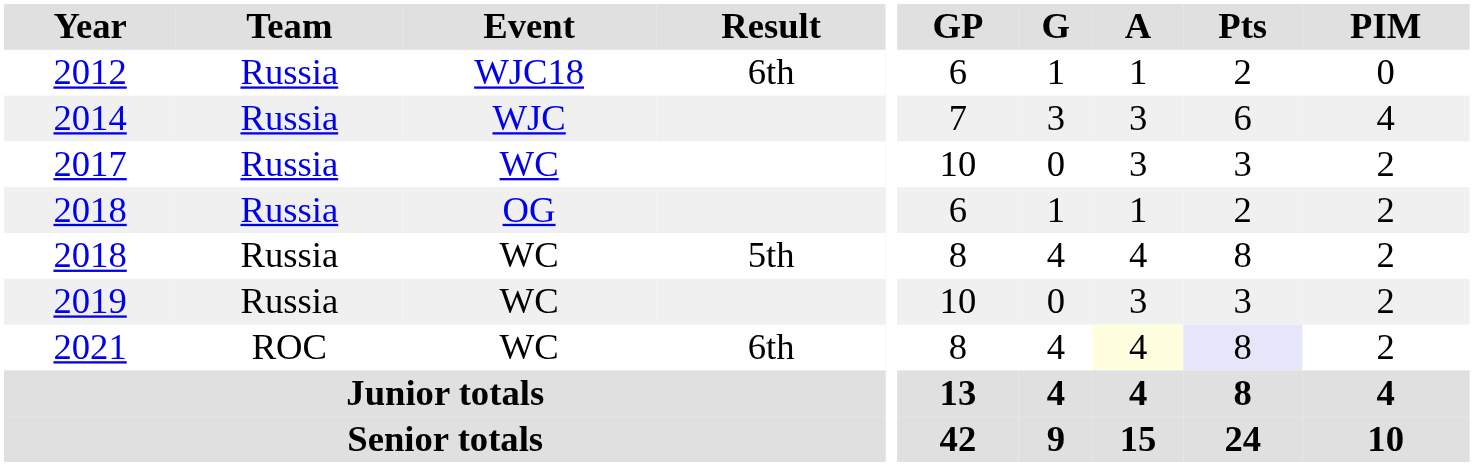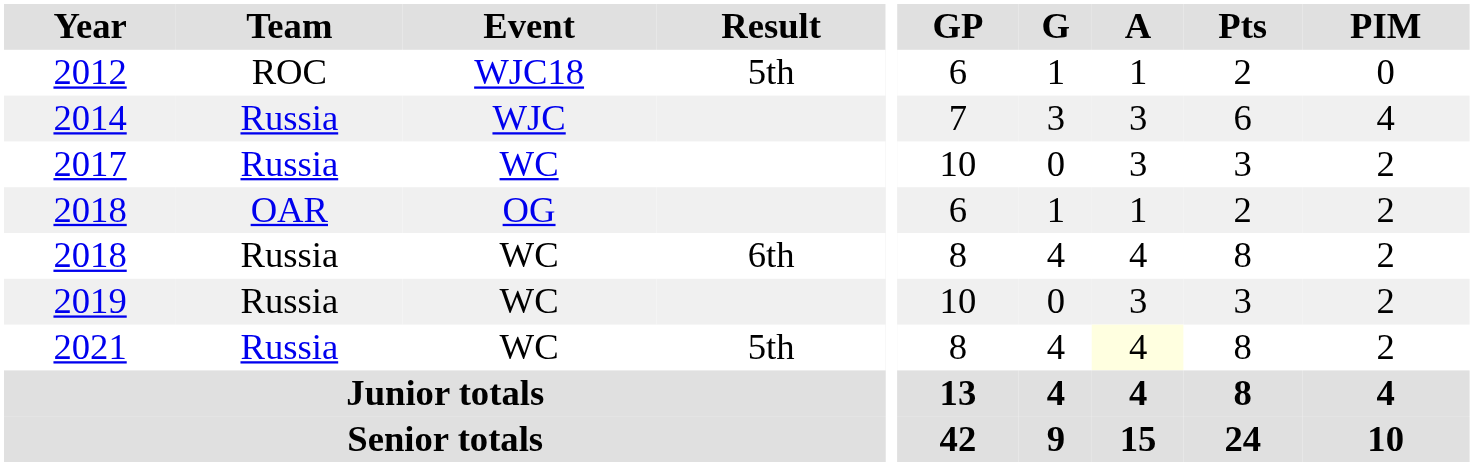(289, 72) Russia -> (289, 72) ROC
(771, 72) 6th -> (771, 72) 5th
(289, 209) Russia -> (289, 209) OAR
(771, 255) 5th -> (771, 255) 6th
(289, 346) ROC -> (289, 346) Russia
(771, 346) 6th -> (771, 346) 5th
(1243, 346) lavender background -> (1243, 346) no background
